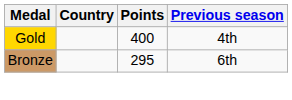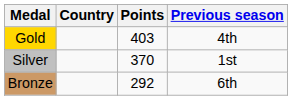(142, 38) 400 -> (142, 38) 403
+ row: (30, 60)
(142, 60) 295 -> (142, 83) 292
